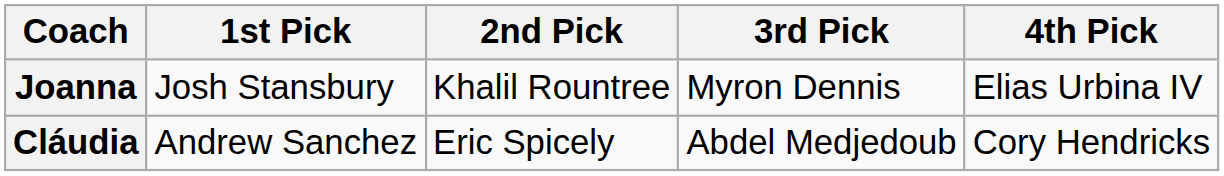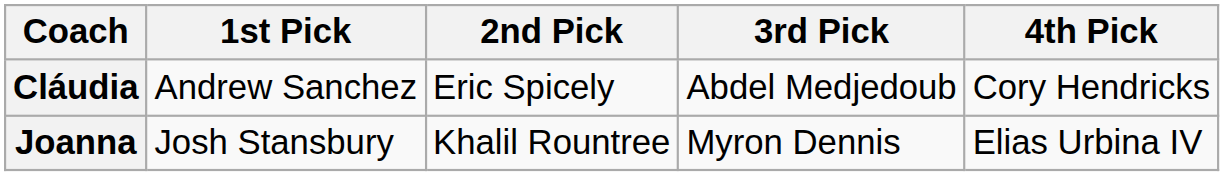rows swapped: (76, 142) <-> (76, 87)
